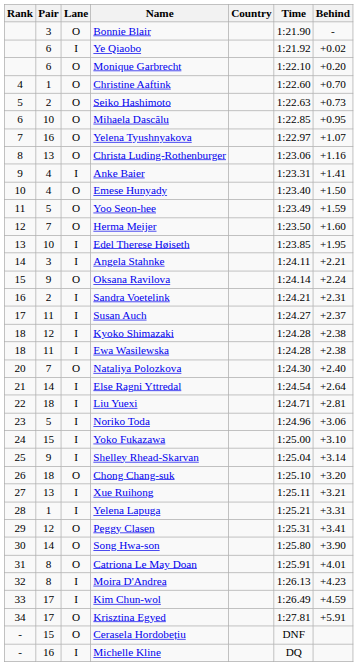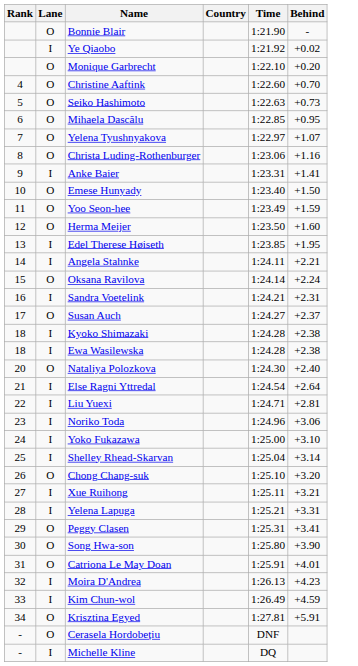- column: (49, 13)
(76, 315) I -> (50, 315) O
